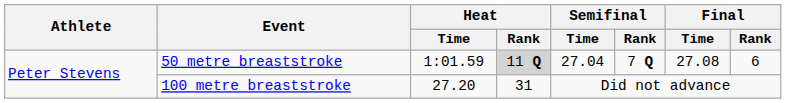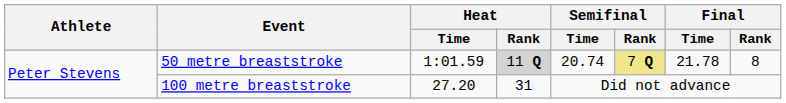(583, 62) 27.04 -> (583, 62) 20.74
(640, 62) no background -> (640, 62) khaki background
(698, 62) 27.08 -> (698, 62) 21.78
(755, 62) 6 -> (755, 62) 8
